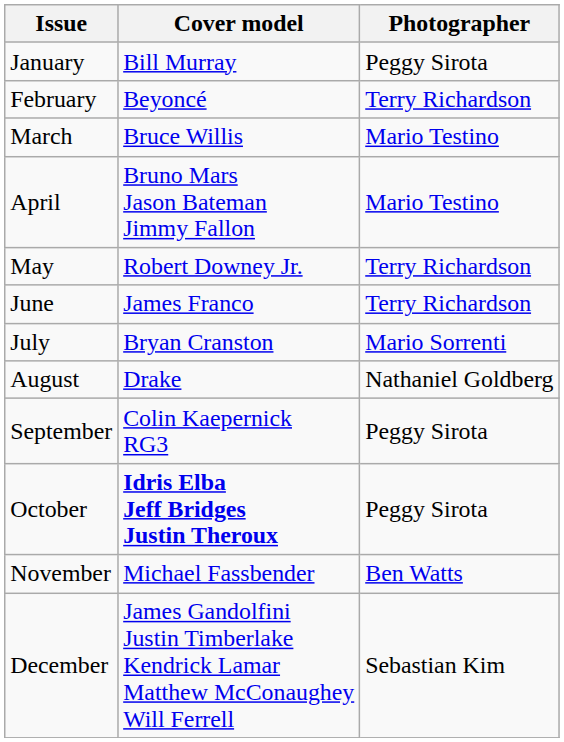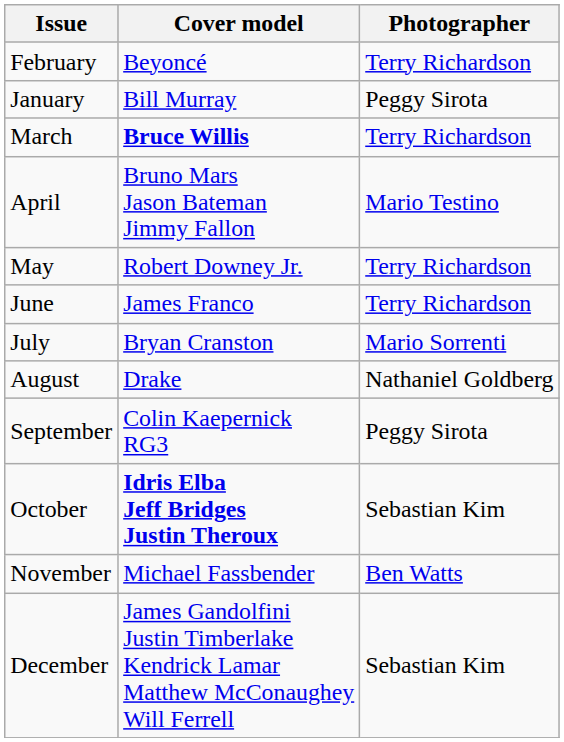rows swapped: (47, 61) <-> (53, 99)
(183, 136) normal -> (186, 136) bold
(432, 136) Mario Testino -> (448, 136) Terry Richardson
(426, 508) Peggy Sirota -> (435, 508) Sebastian Kim
